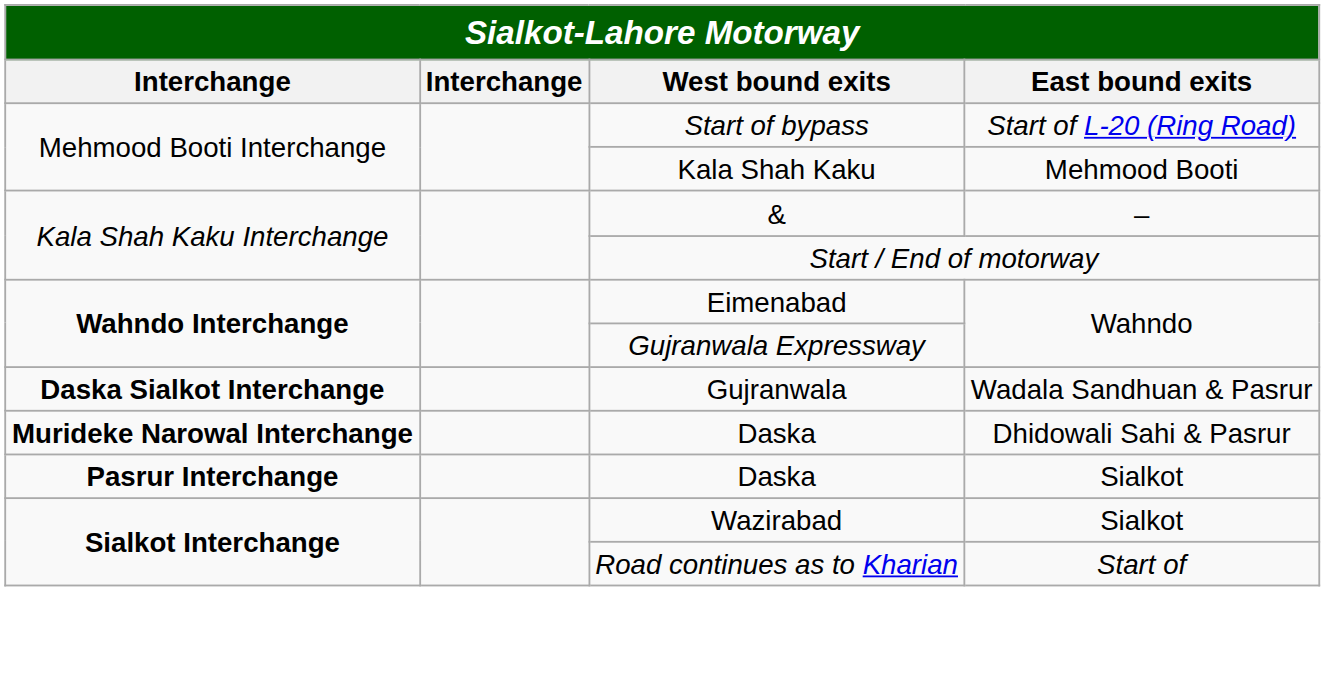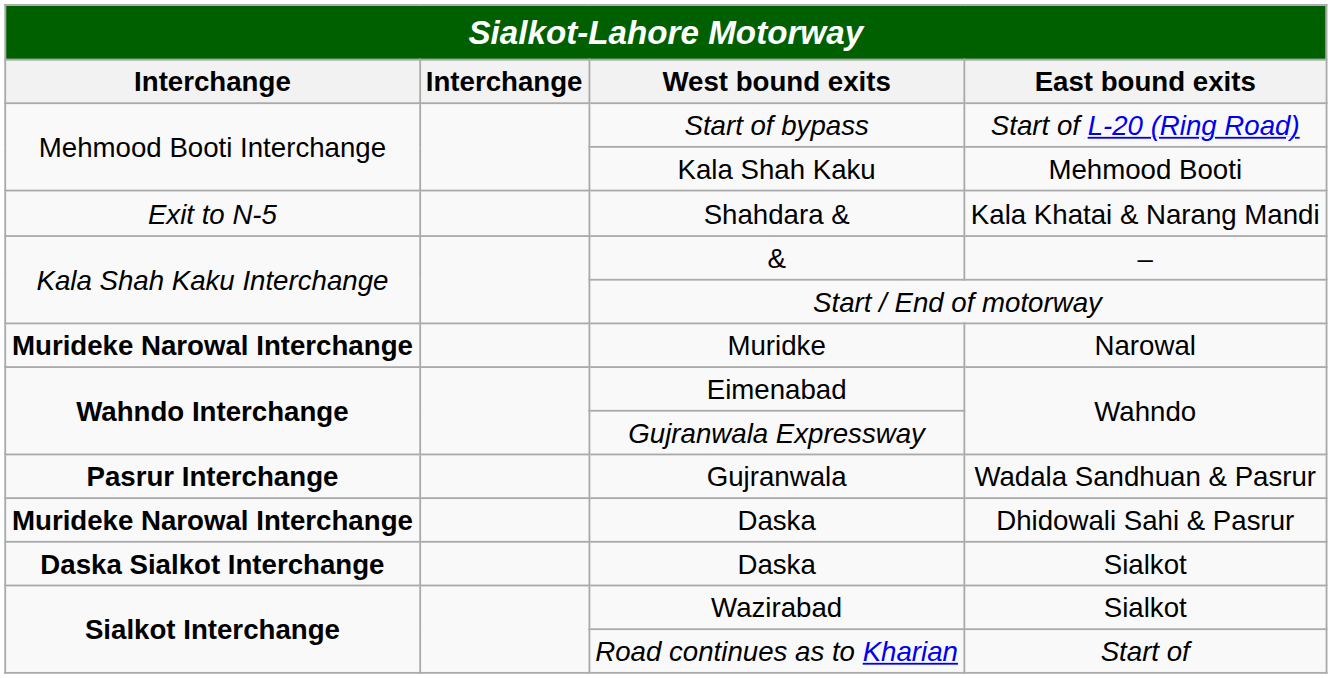+ row: (777, 213)
+ row: (777, 345)
(212, 389) Daska Sialkot Interchange -> (212, 476) Pasrur Interchange
(212, 476) Pasrur Interchange -> (212, 564) Daska Sialkot Interchange
